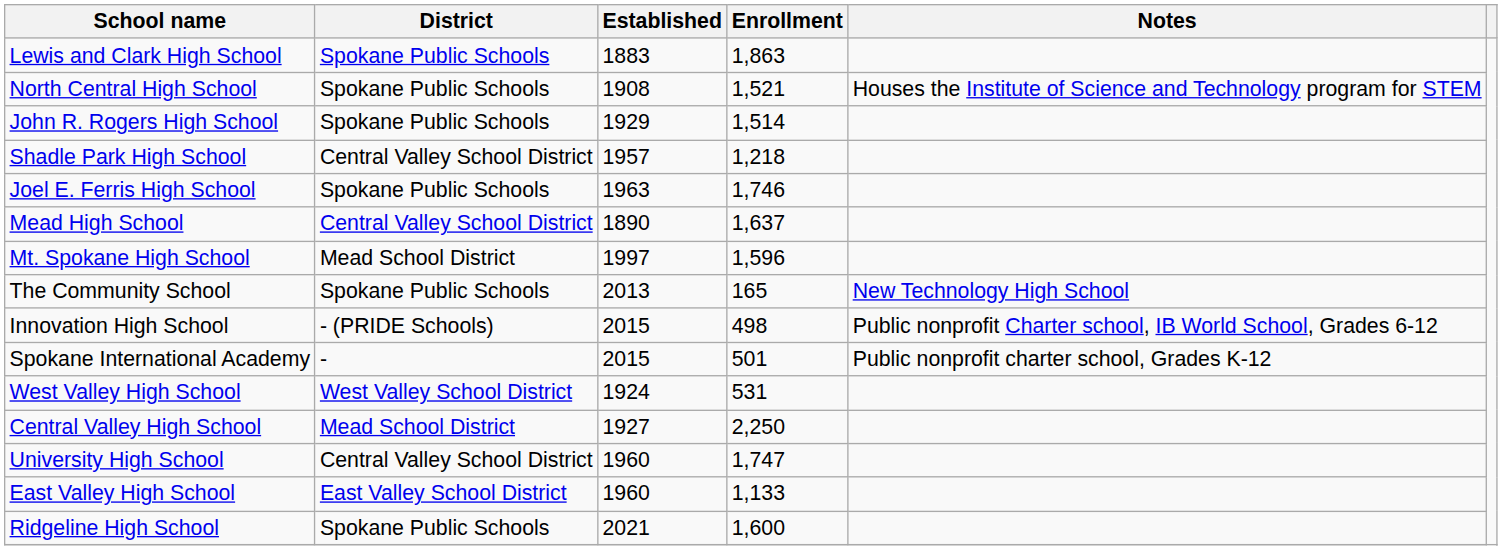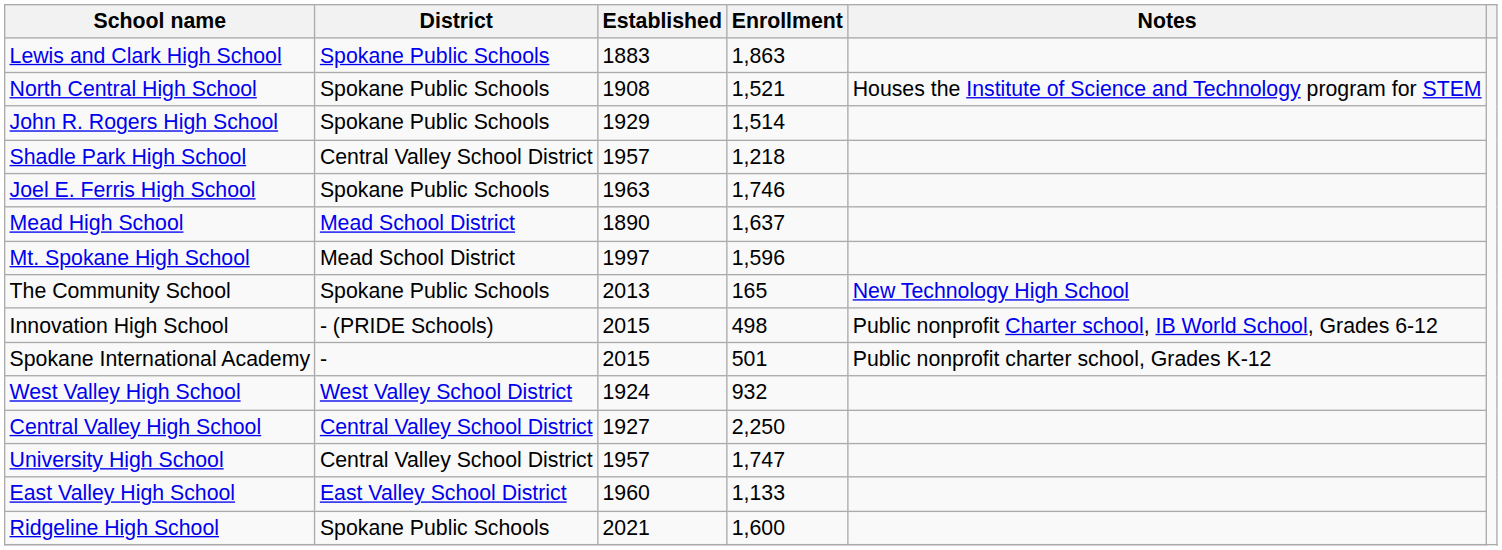(456, 223) Central Valley School District -> (417, 223) Mead School District
(749, 392) 531 -> (749, 392) 932
(417, 426) Mead School District -> (456, 426) Central Valley School District
(626, 460) 1960 -> (626, 460) 1957
